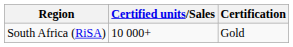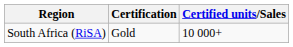columns swapped: (253, 14) <-> (163, 14)
